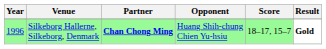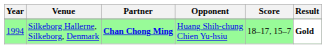(15, 31) 1996 -> (15, 31) 1994
